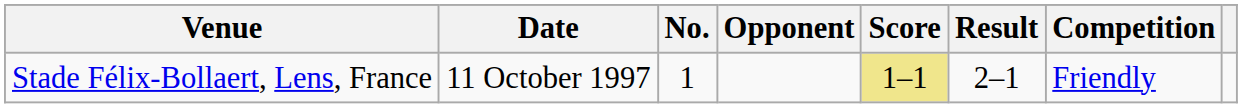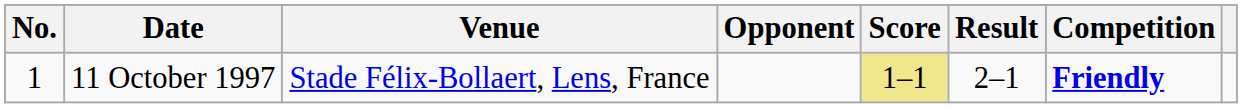columns swapped: (687, 28) <-> (222, 28)
(1104, 77) normal -> (1108, 77) bold
